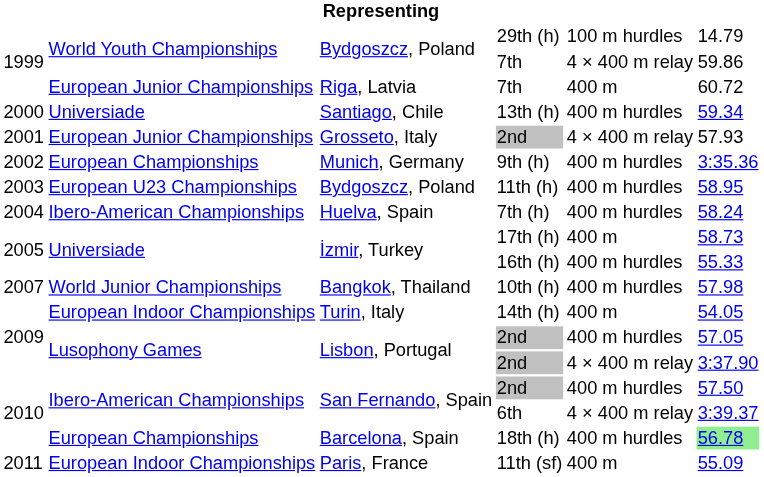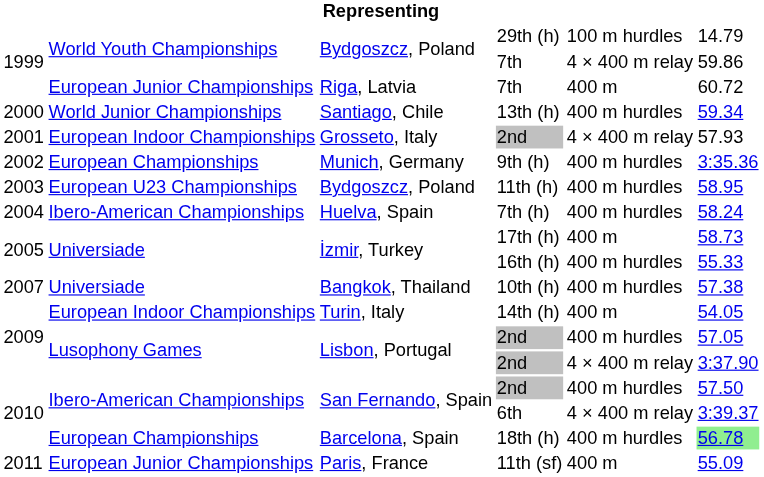(97, 111) Universiade -> (165, 111) World Junior Championships
(181, 137) European Junior Championships -> (182, 137) European Indoor Championships
(165, 287) World Junior Championships -> (97, 287) Universiade
(720, 287) 57.98 -> (720, 287) 57.38
(182, 463) European Indoor Championships -> (181, 463) European Junior Championships
